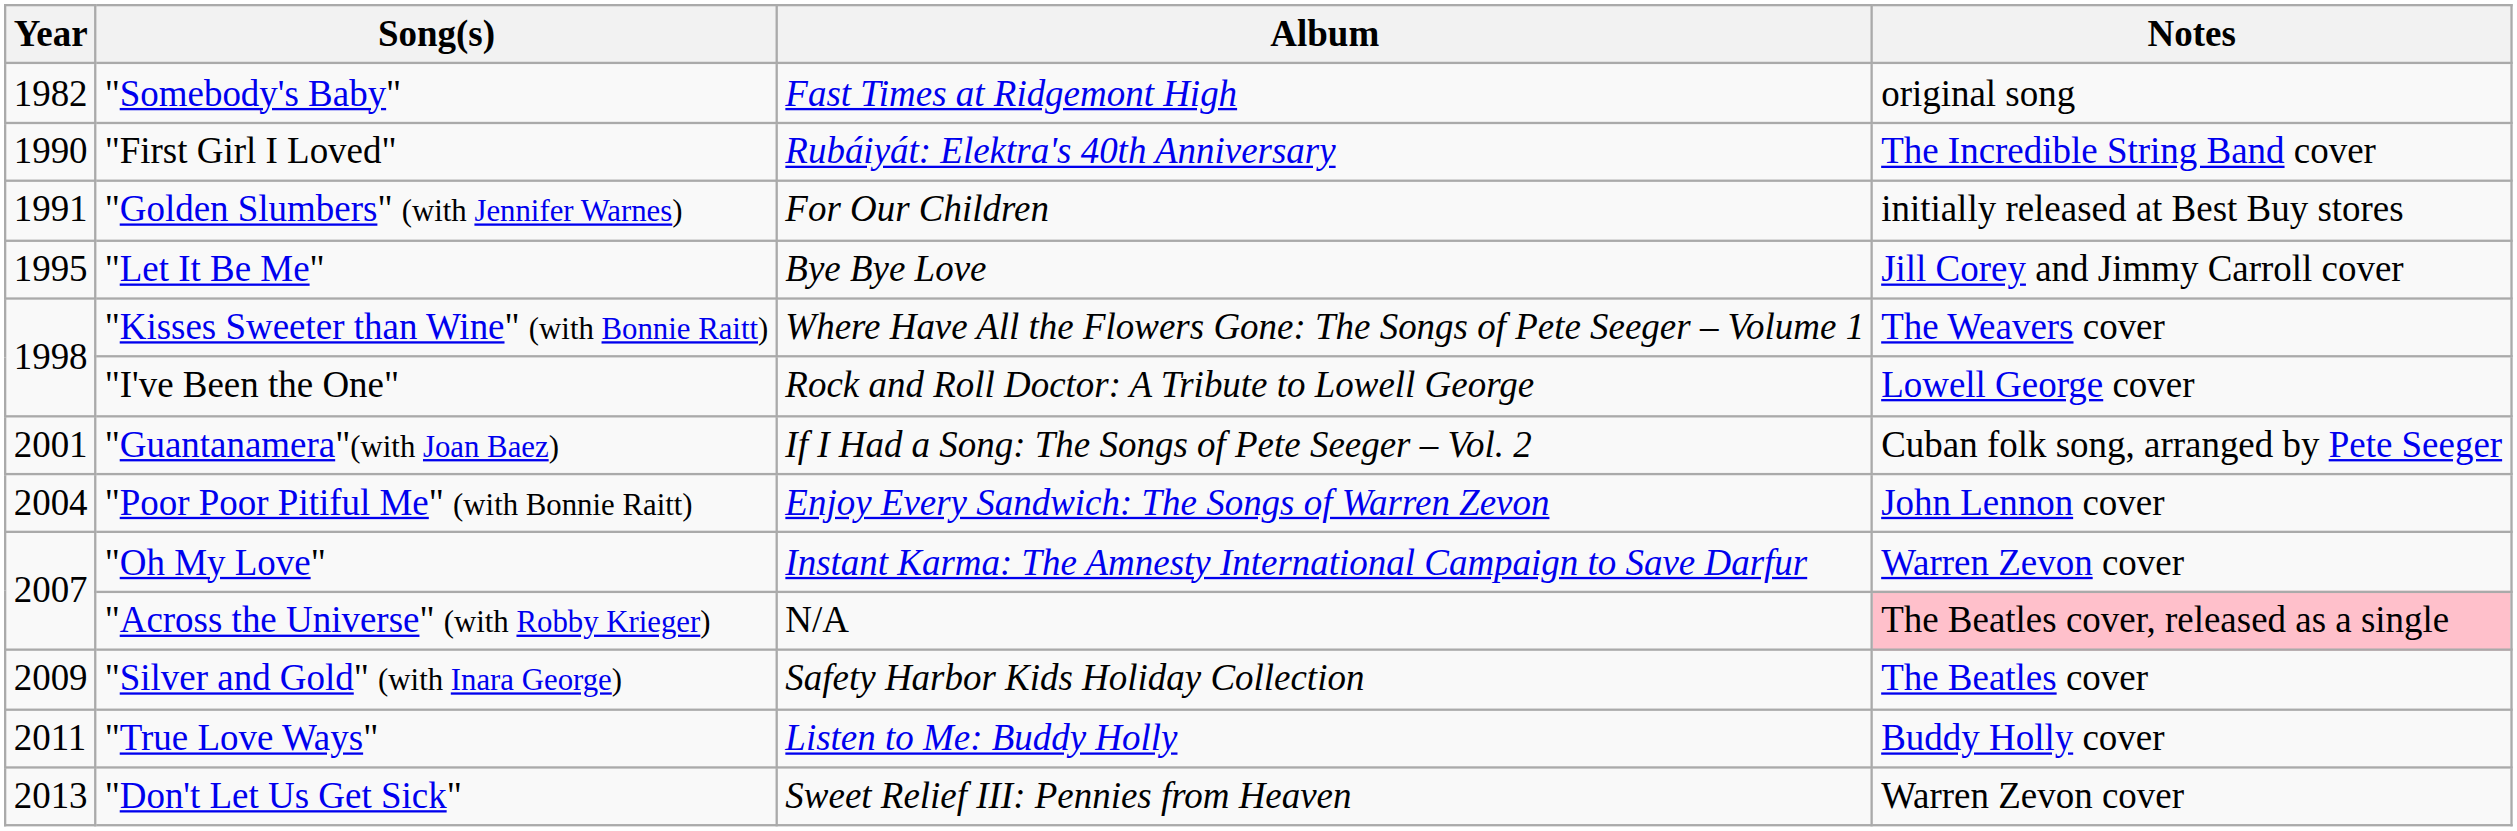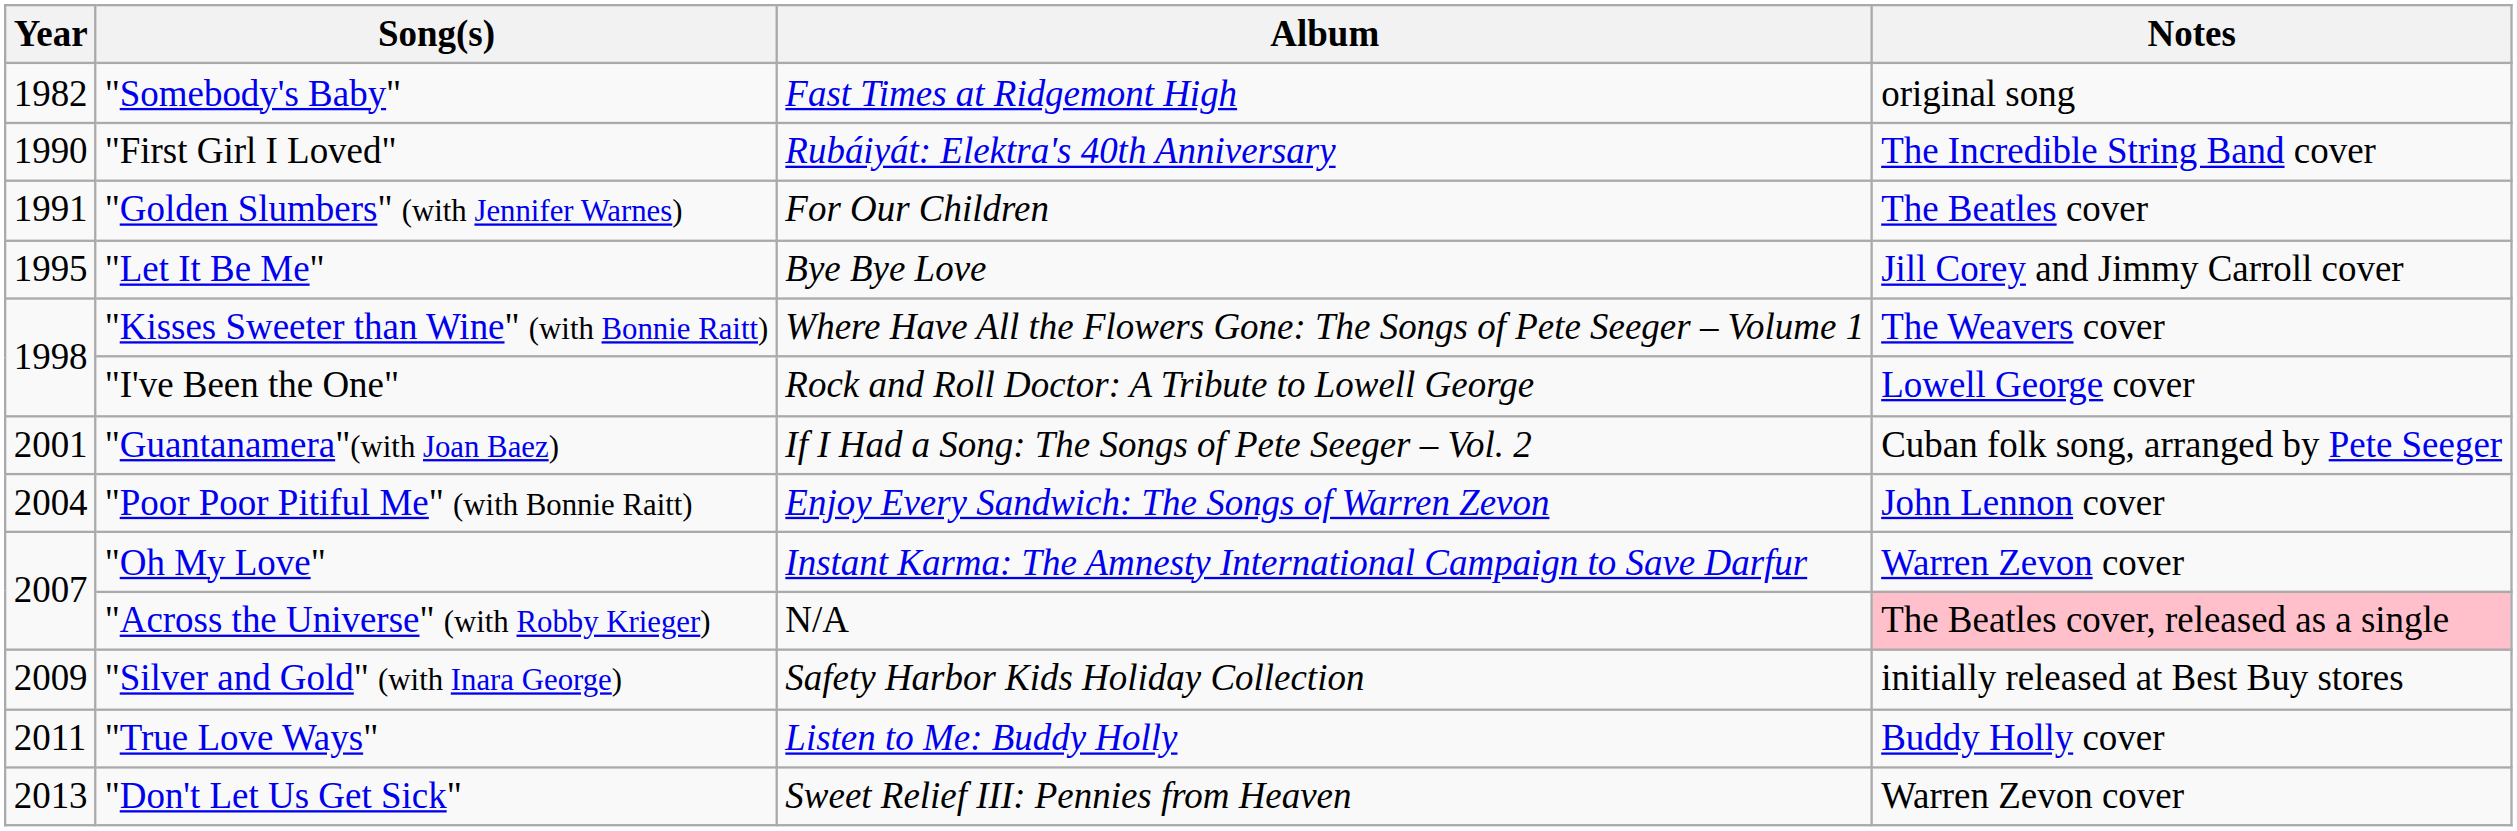(2142, 209) initially released at Best Buy stores -> (2015, 209) The Beatles cover
(2015, 678) The Beatles cover -> (2142, 678) initially released at Best Buy stores
